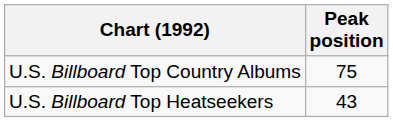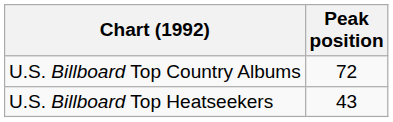(347, 71) 75 -> (347, 71) 72
